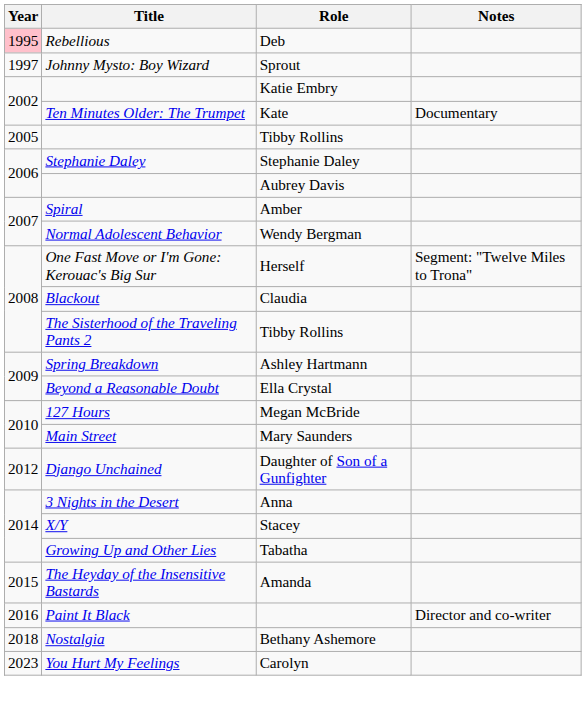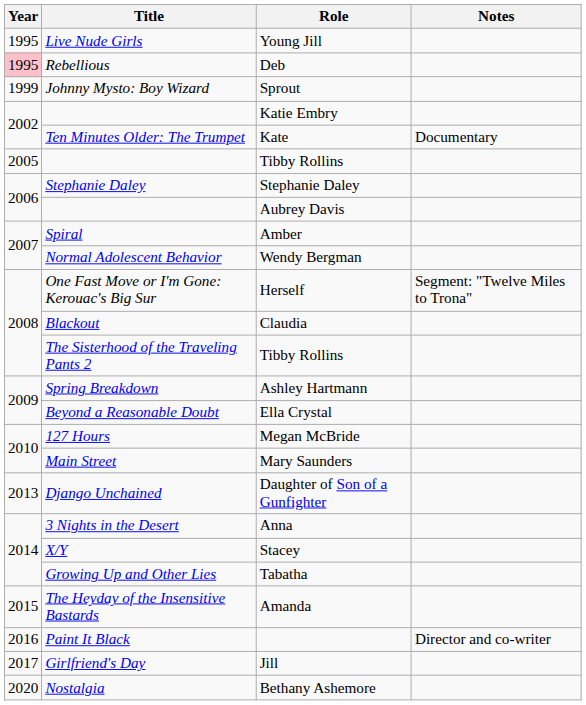+ row: (94, 40)
(23, 64) 1997 -> (23, 88) 1999
(23, 469) 2012 -> (23, 493) 2013
+ row: (95, 663)
(23, 639) 2018 -> (23, 687) 2020
- row: (112, 663)
